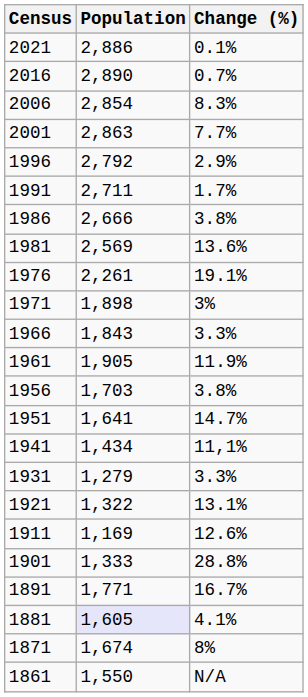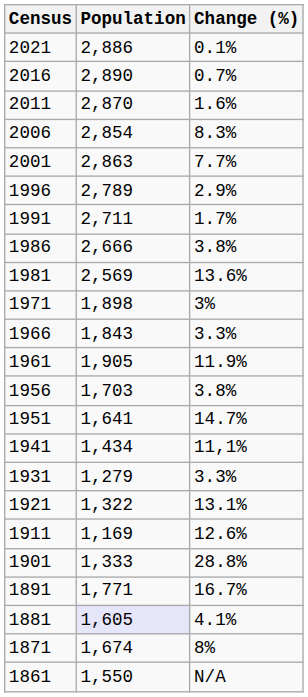+ row: (30, 105)
(107, 162) 2,792 -> (107, 191) 2,789
- row: (30, 276)
